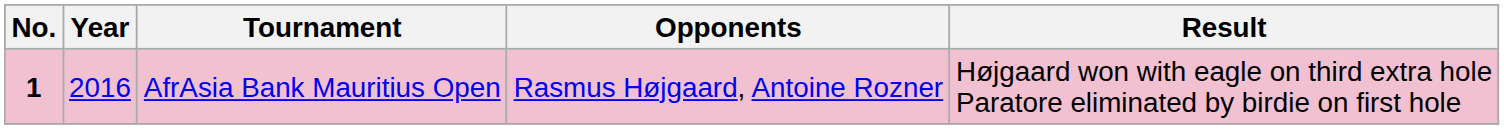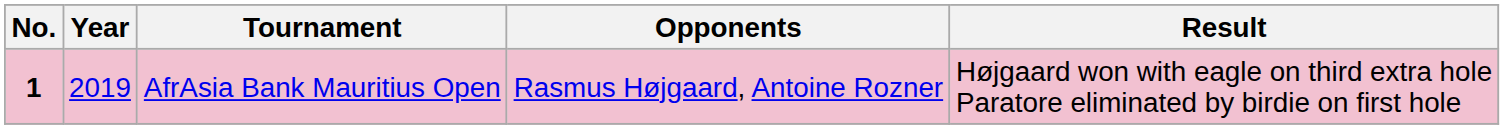(100, 87) 2016 -> (100, 87) 2019
